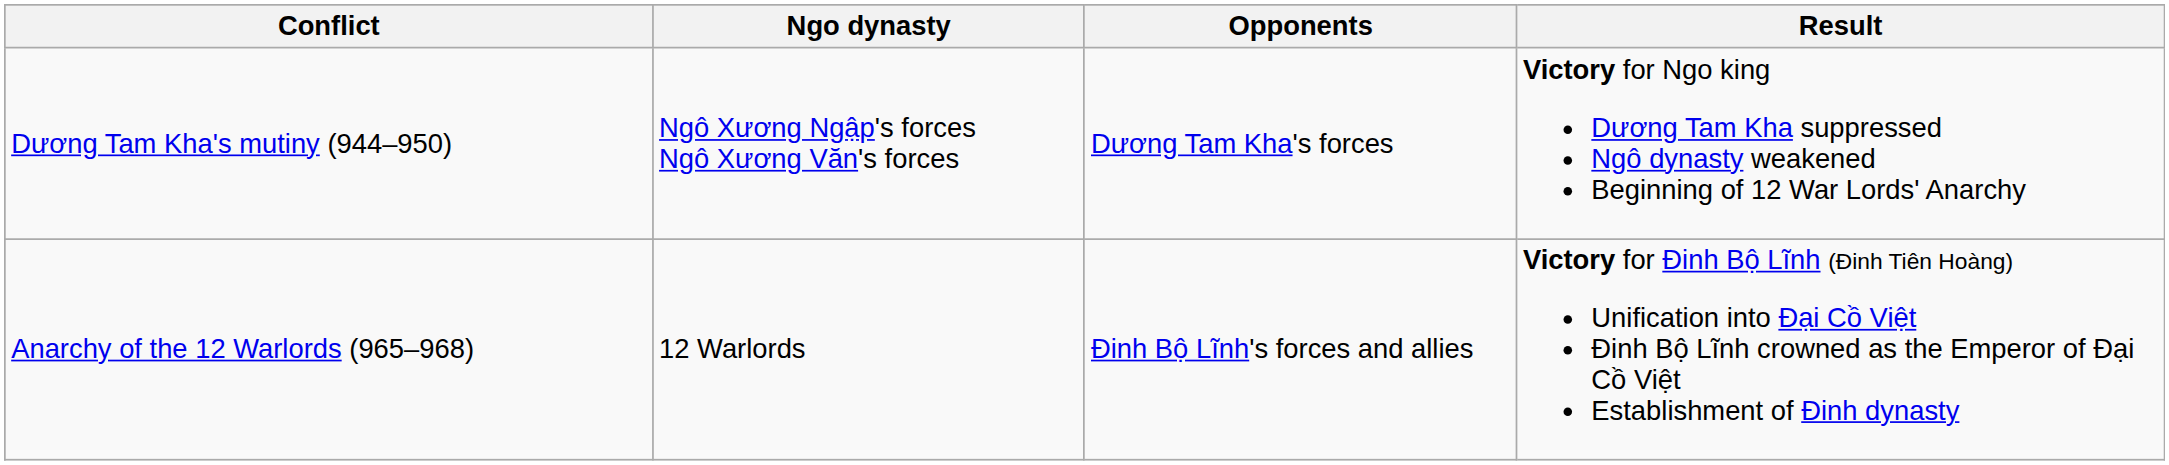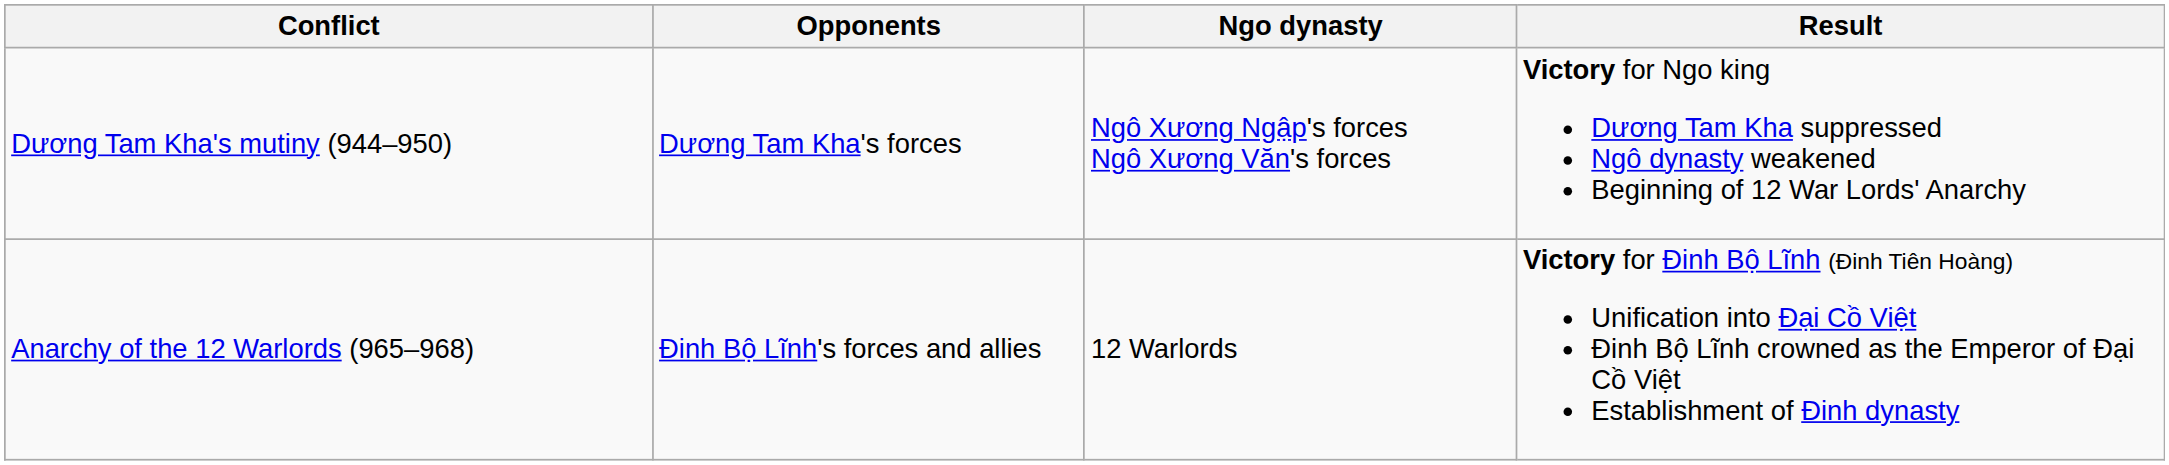columns swapped: (869, 26) <-> (1301, 26)
